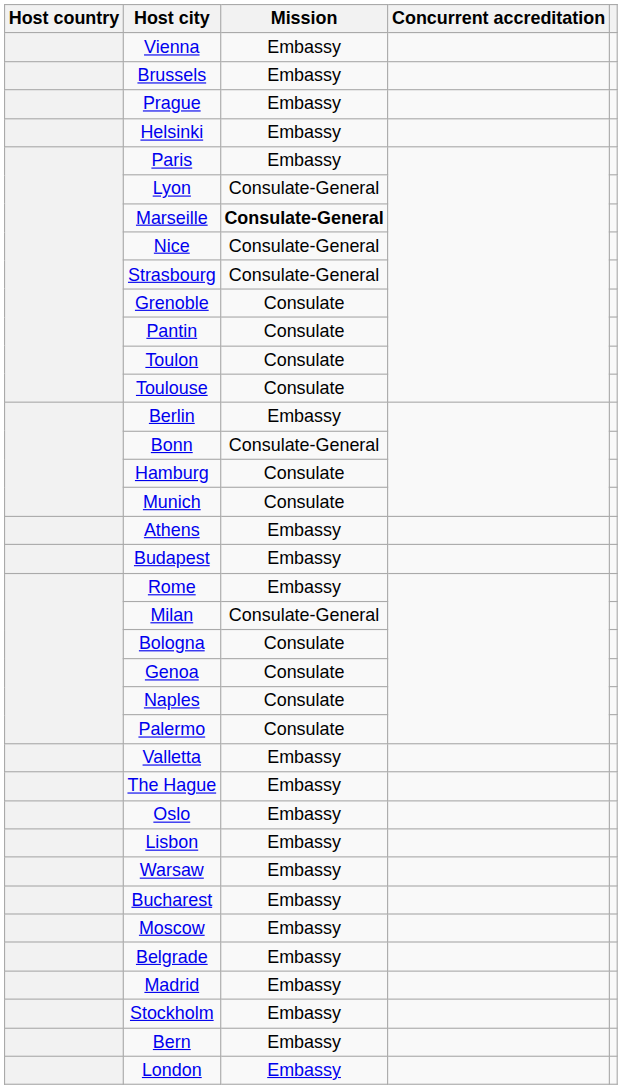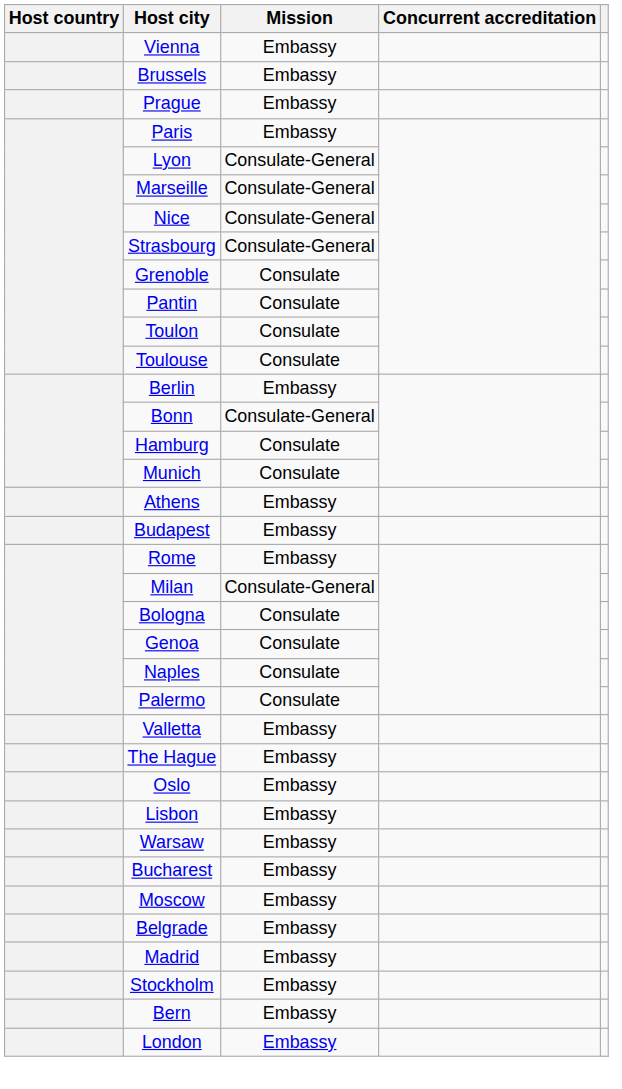- row: (172, 132)
(304, 217) bold -> (300, 189) normal
